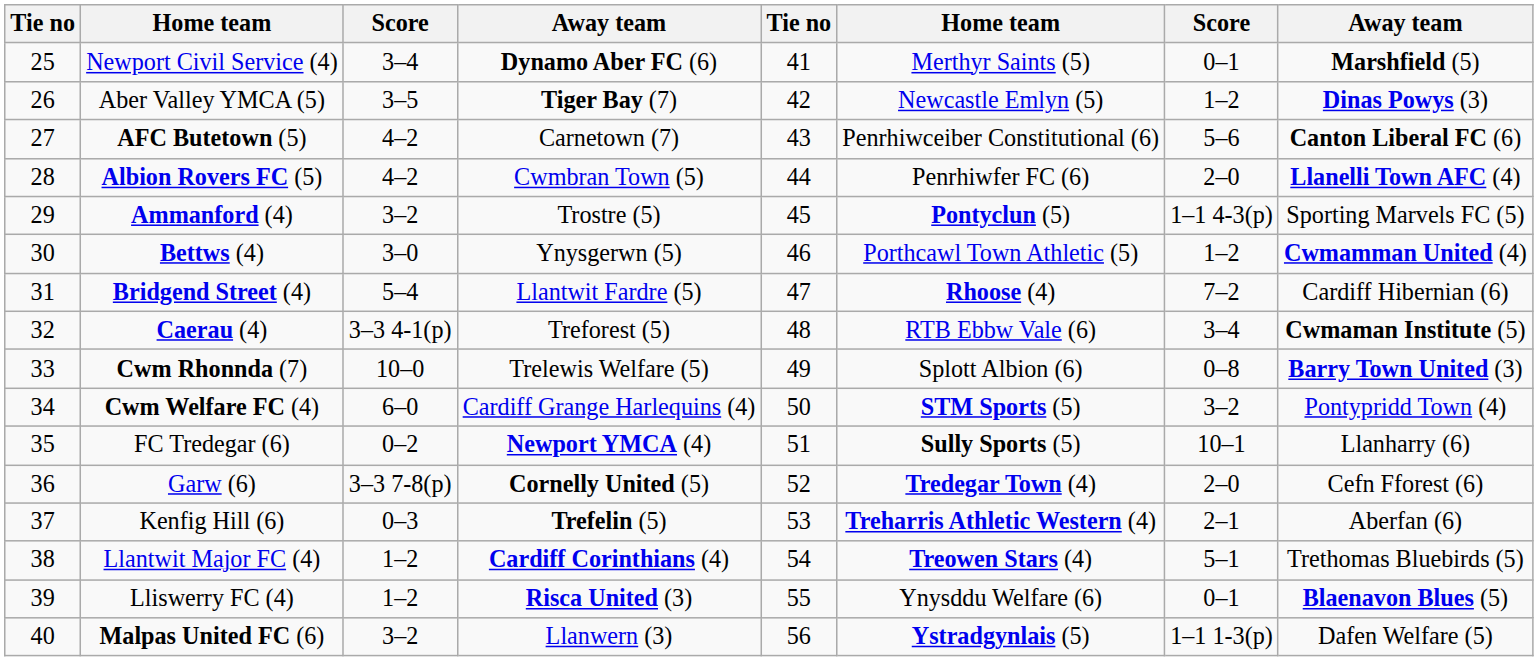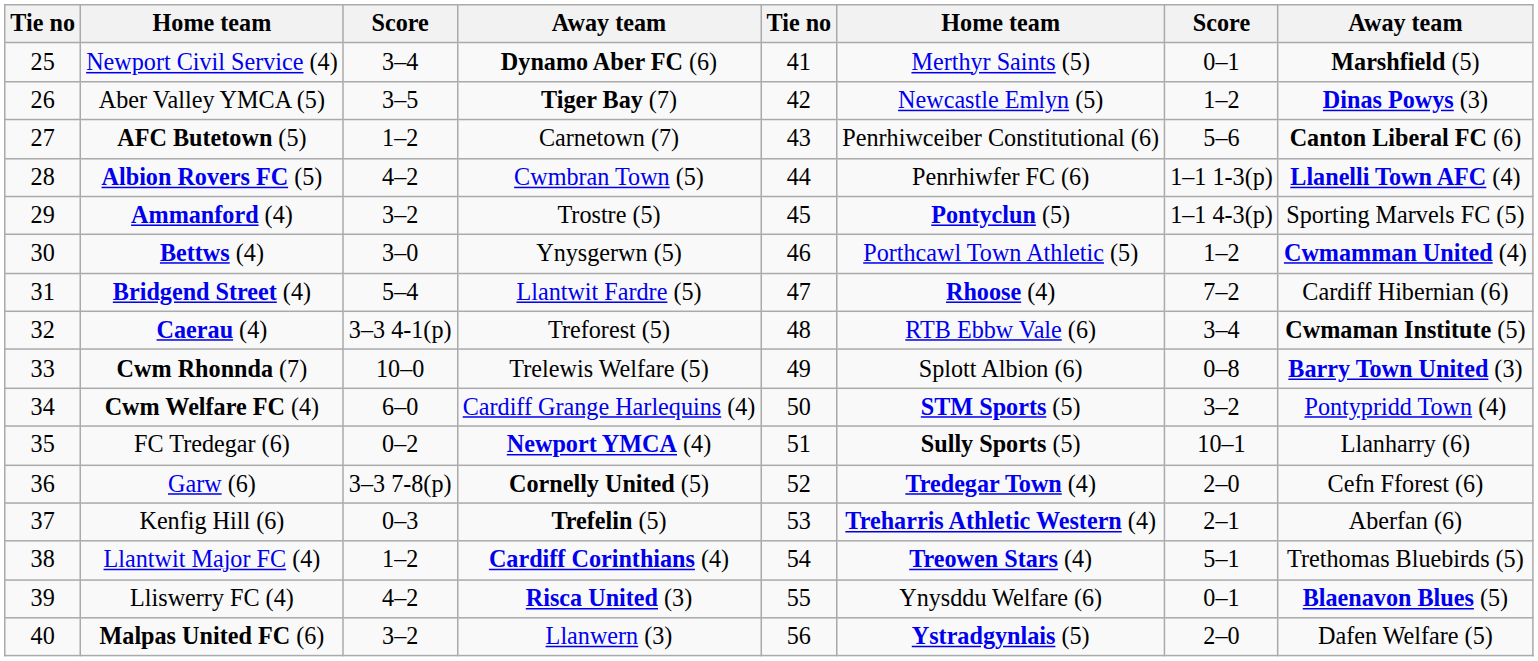(400, 138) 4–2 -> (400, 138) 1–2
(1221, 176) 2–0 -> (1221, 176) 1–1 1-3(p)
(400, 598) 1–2 -> (400, 598) 4–2
(1221, 636) 1–1 1-3(p) -> (1221, 636) 2–0
